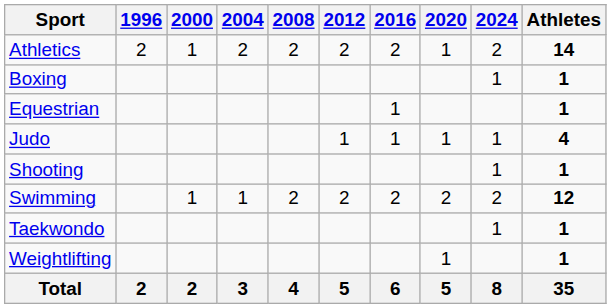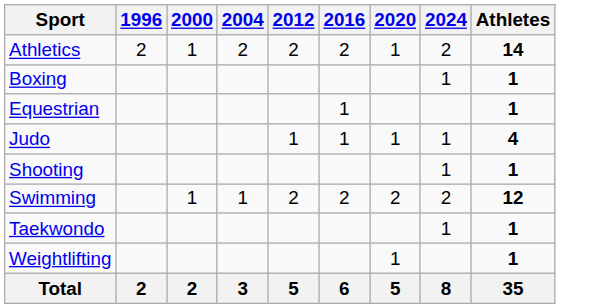- column: (294, 20)
